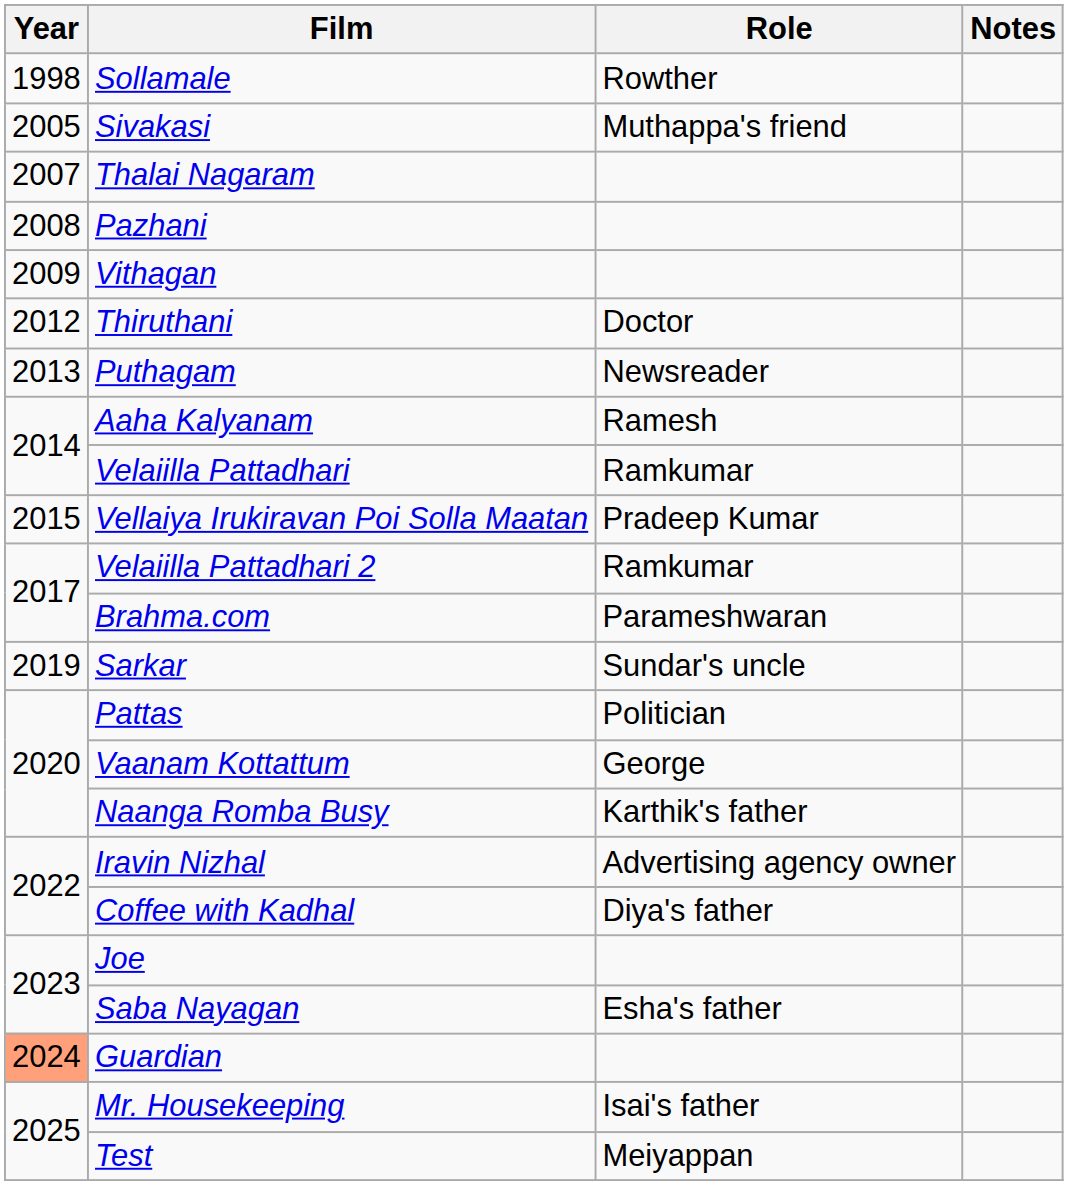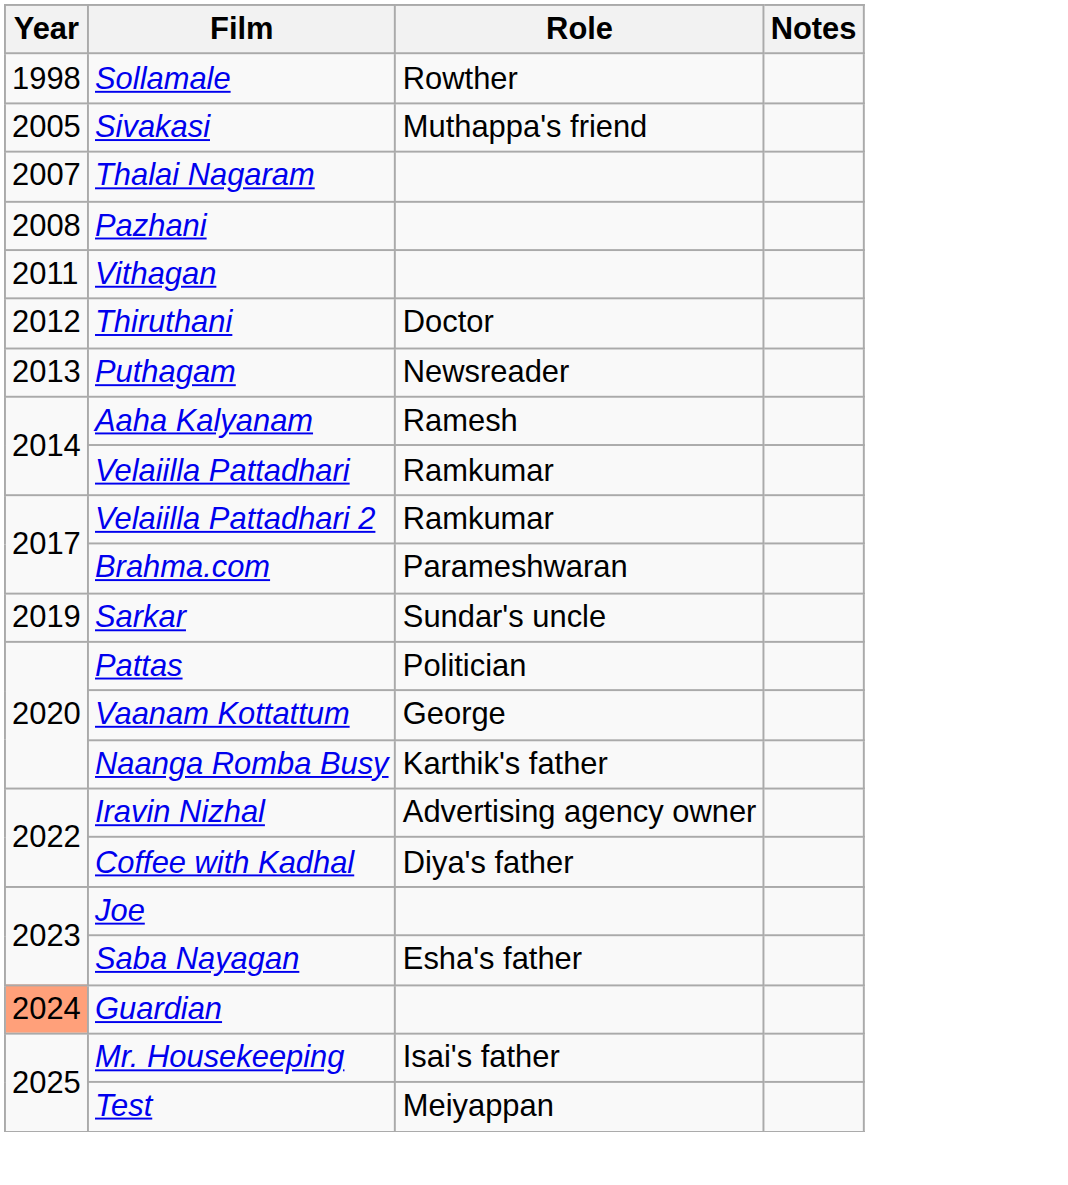(46, 273) 2009 -> (45, 273) 2011
- row: (342, 518)
